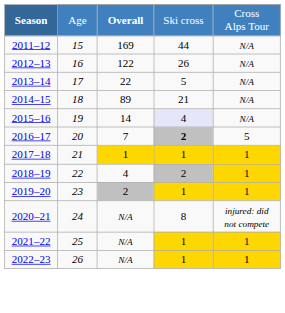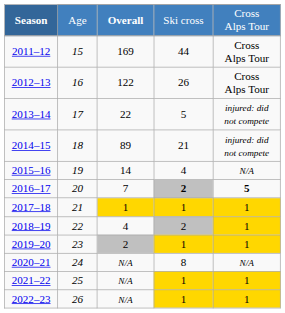(247, 46) N/A -> (247, 51) Cross Alps Tour
(247, 64) N/A -> (247, 83) Cross Alps Tour
(247, 82) N/A -> (247, 114) injured: did not compete
(247, 101) N/A -> (247, 146) injured: did not compete
(183, 118) lavender background -> (183, 171) no background
(247, 136) normal -> (247, 189) bold
(247, 216) injured: did not compete -> (247, 263) N/A
